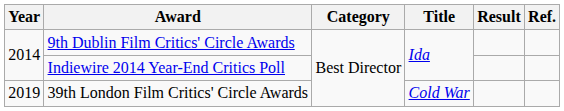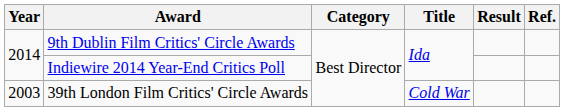(24, 93) 2019 -> (24, 93) 2003
